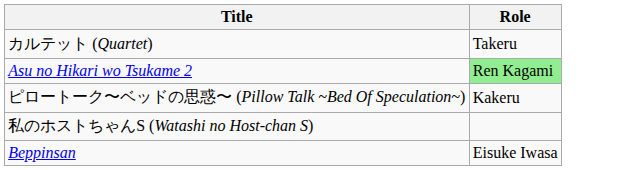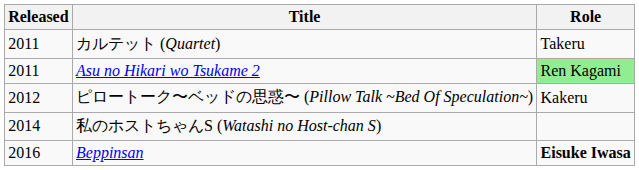+ column: (38, 17)
(515, 153) normal -> (586, 153) bold
